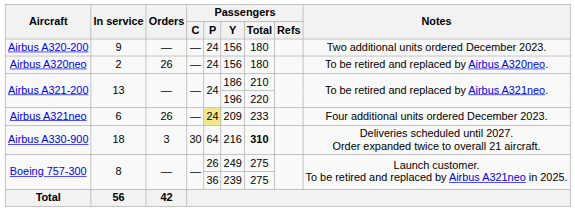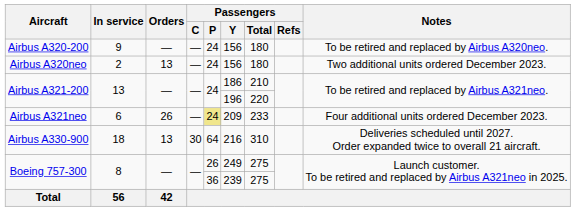(437, 47) Two additional units ordered December 2023. -> (437, 47) To be retired and replaced by Airbus A320neo.
(167, 64) 26 -> (167, 64) 13
(437, 64) To be retired and replaced by Airbus A320neo. -> (437, 64) Two additional units ordered December 2023.
(167, 140) 3 -> (167, 140) 13
(259, 140) bold -> (259, 140) normal
